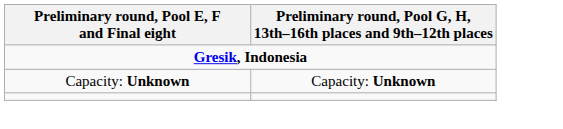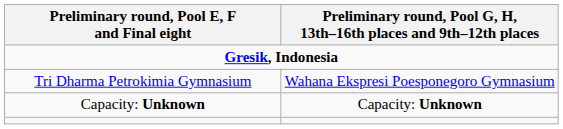+ row: (143, 81)
